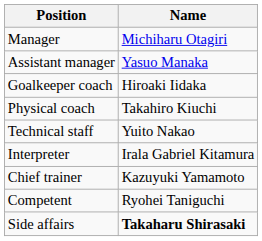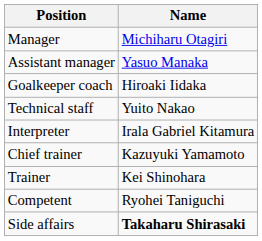- row: (51, 108)
+ row: (29, 177)
